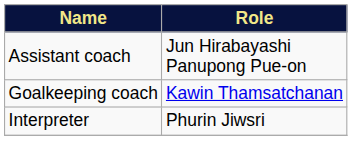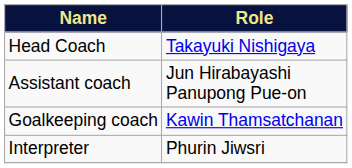+ row: (57, 45)
